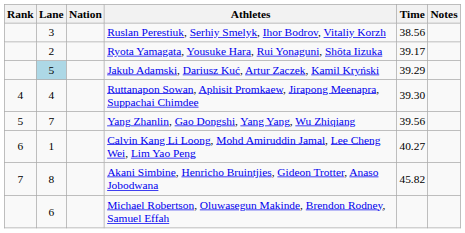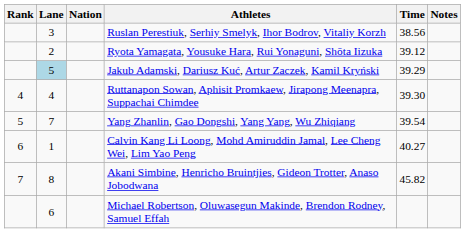(412, 51) 39.17 -> (412, 51) 39.12
(412, 121) 39.56 -> (412, 121) 39.54
